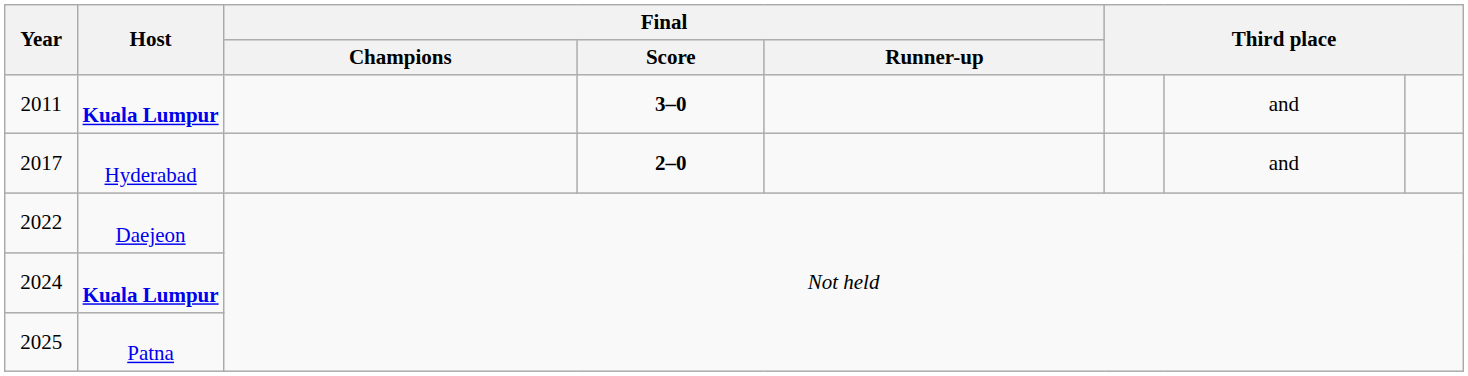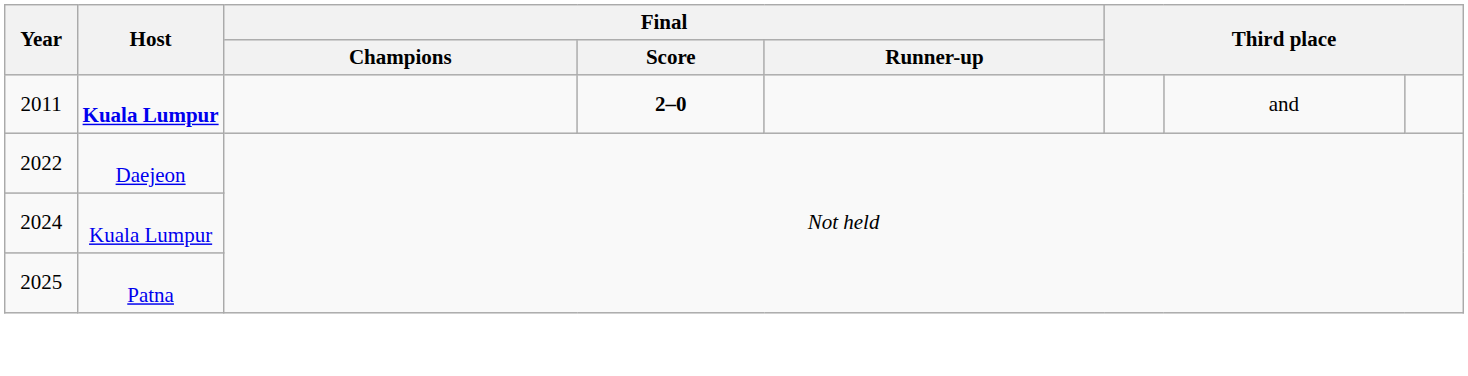(671, 103) 3–0 -> (671, 103) 2–0
- row: (41, 163)
(151, 294) bold -> (151, 235) normal
